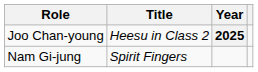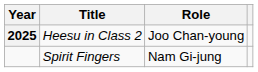columns swapped: (230, 14) <-> (56, 14)
